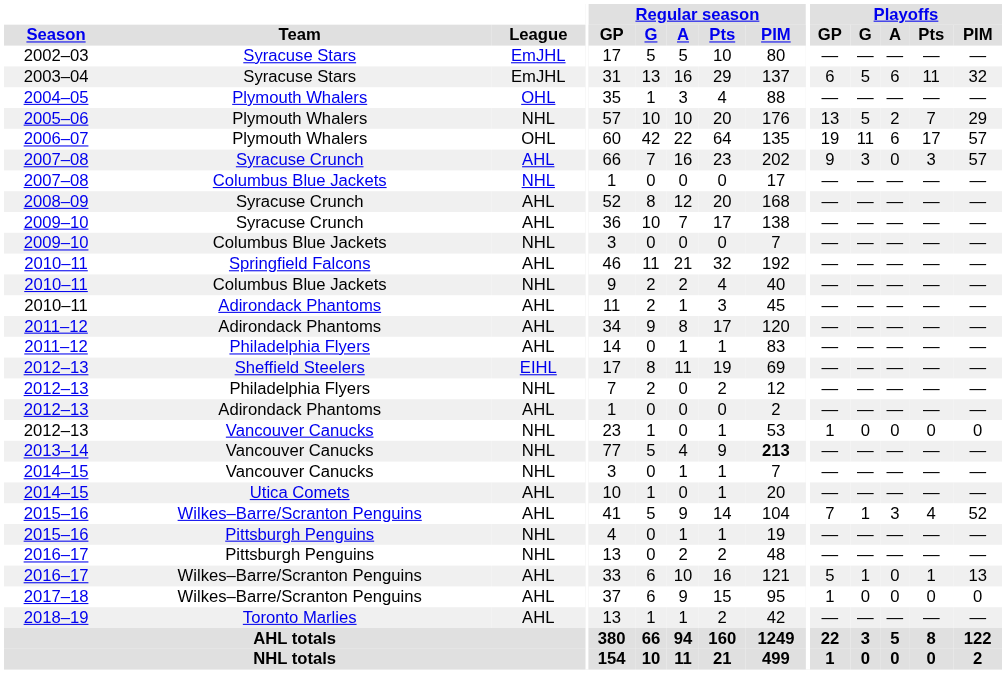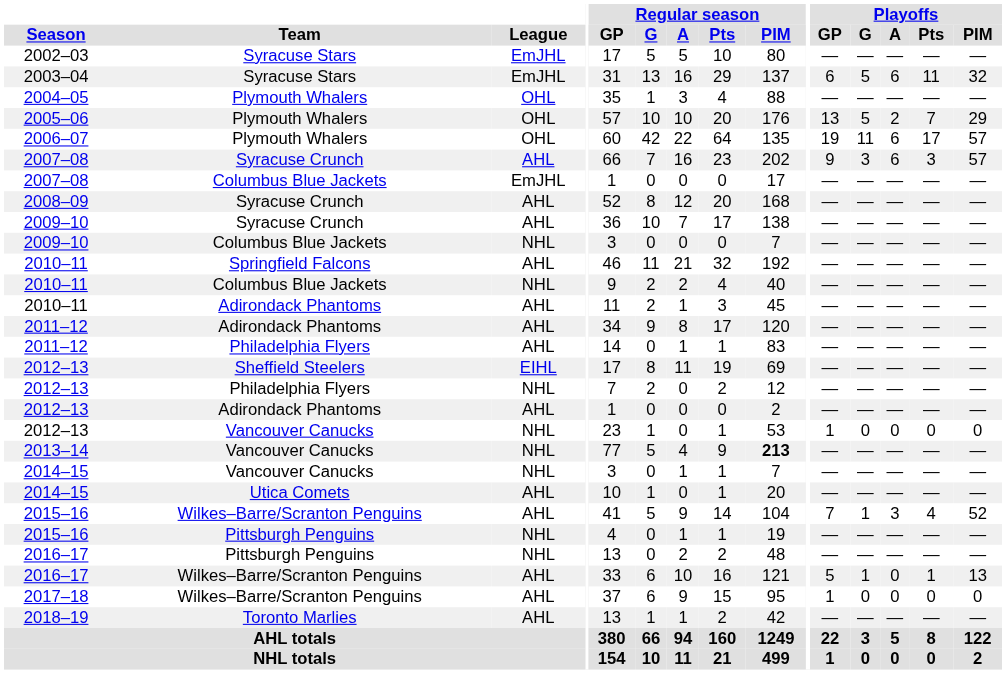(538, 118) NHL -> (538, 118) OHL
(895, 159) 0 -> (895, 159) 6
(538, 180) NHL -> (538, 180) EmJHL
